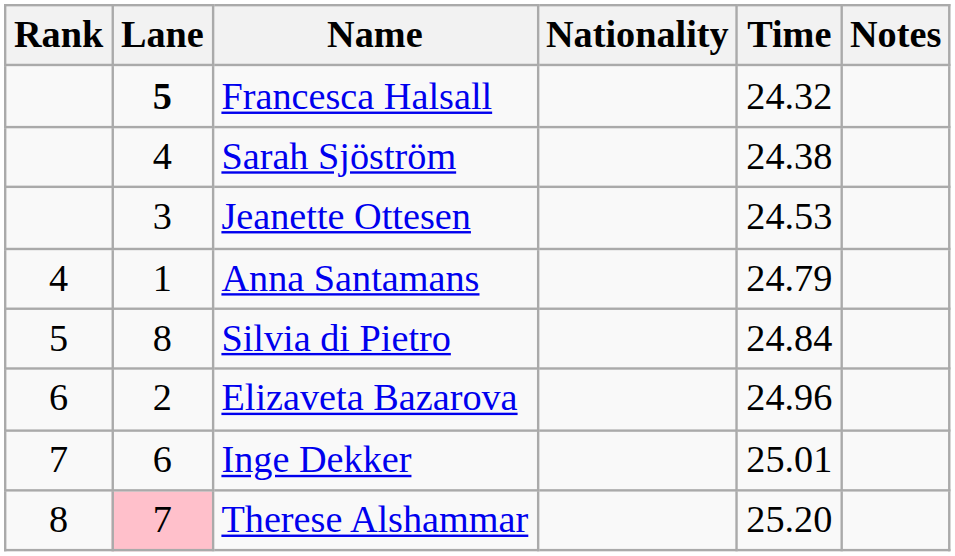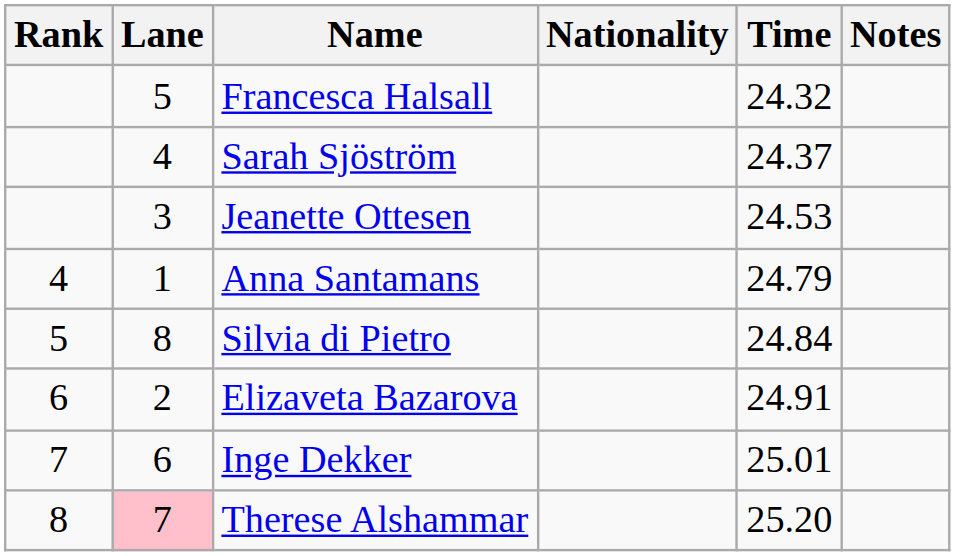(162, 95) bold -> (162, 95) normal
(789, 156) 24.38 -> (789, 156) 24.37
(789, 398) 24.96 -> (789, 398) 24.91
